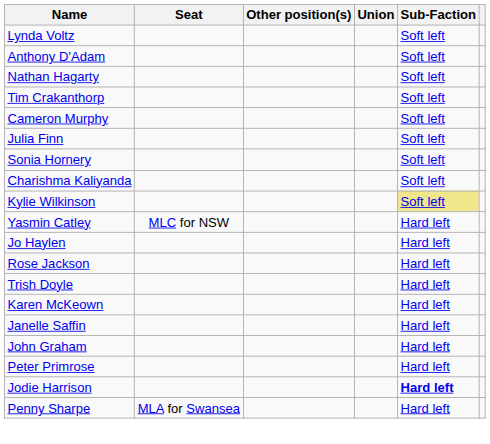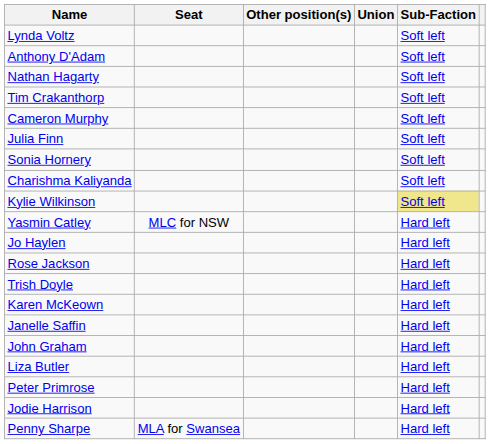+ row: (38, 367)
(427, 387) bold -> (425, 408) normal
